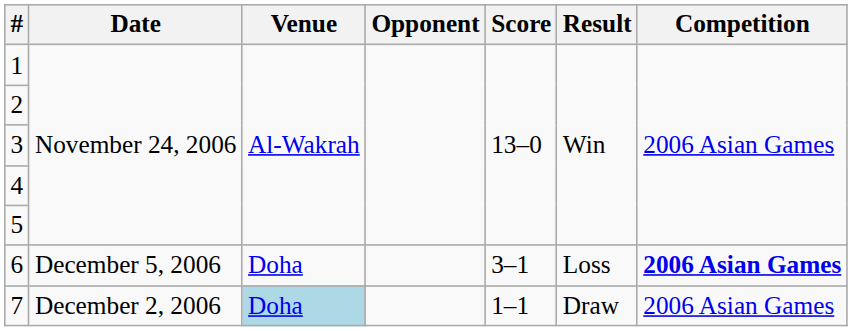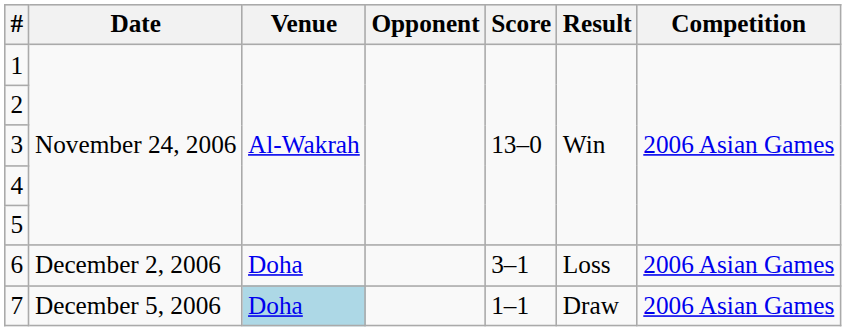(128, 265) December 5, 2006 -> (128, 265) December 2, 2006
(742, 265) bold -> (739, 265) normal
(128, 305) December 2, 2006 -> (128, 305) December 5, 2006
